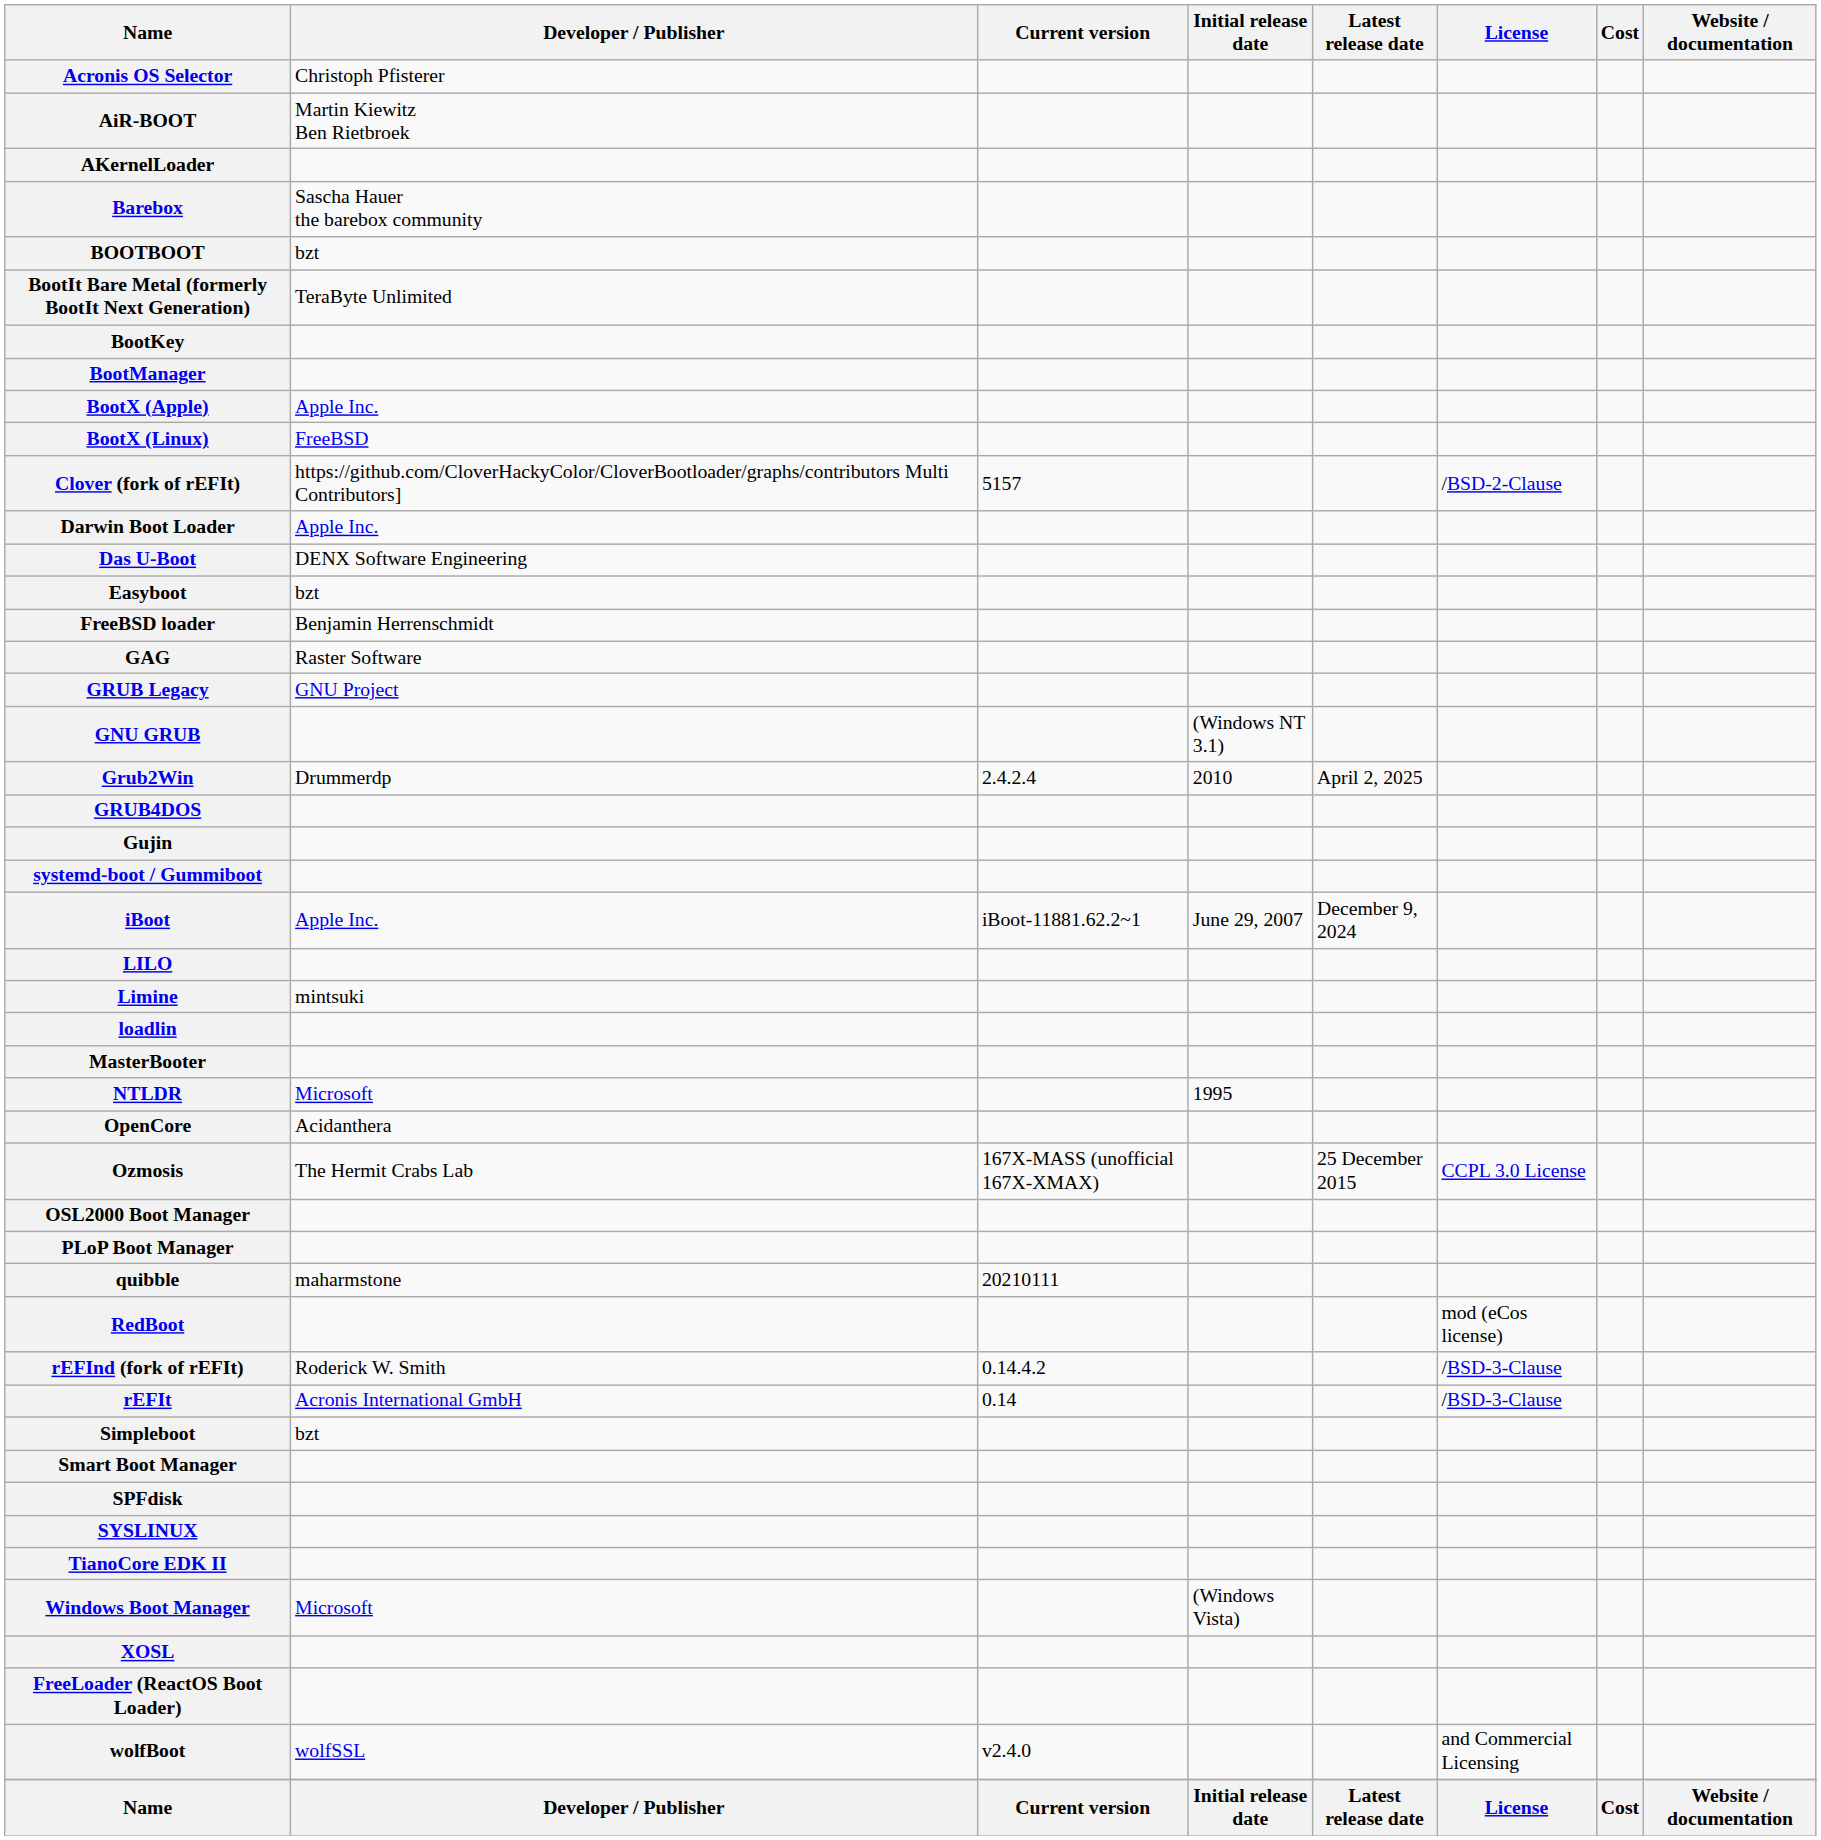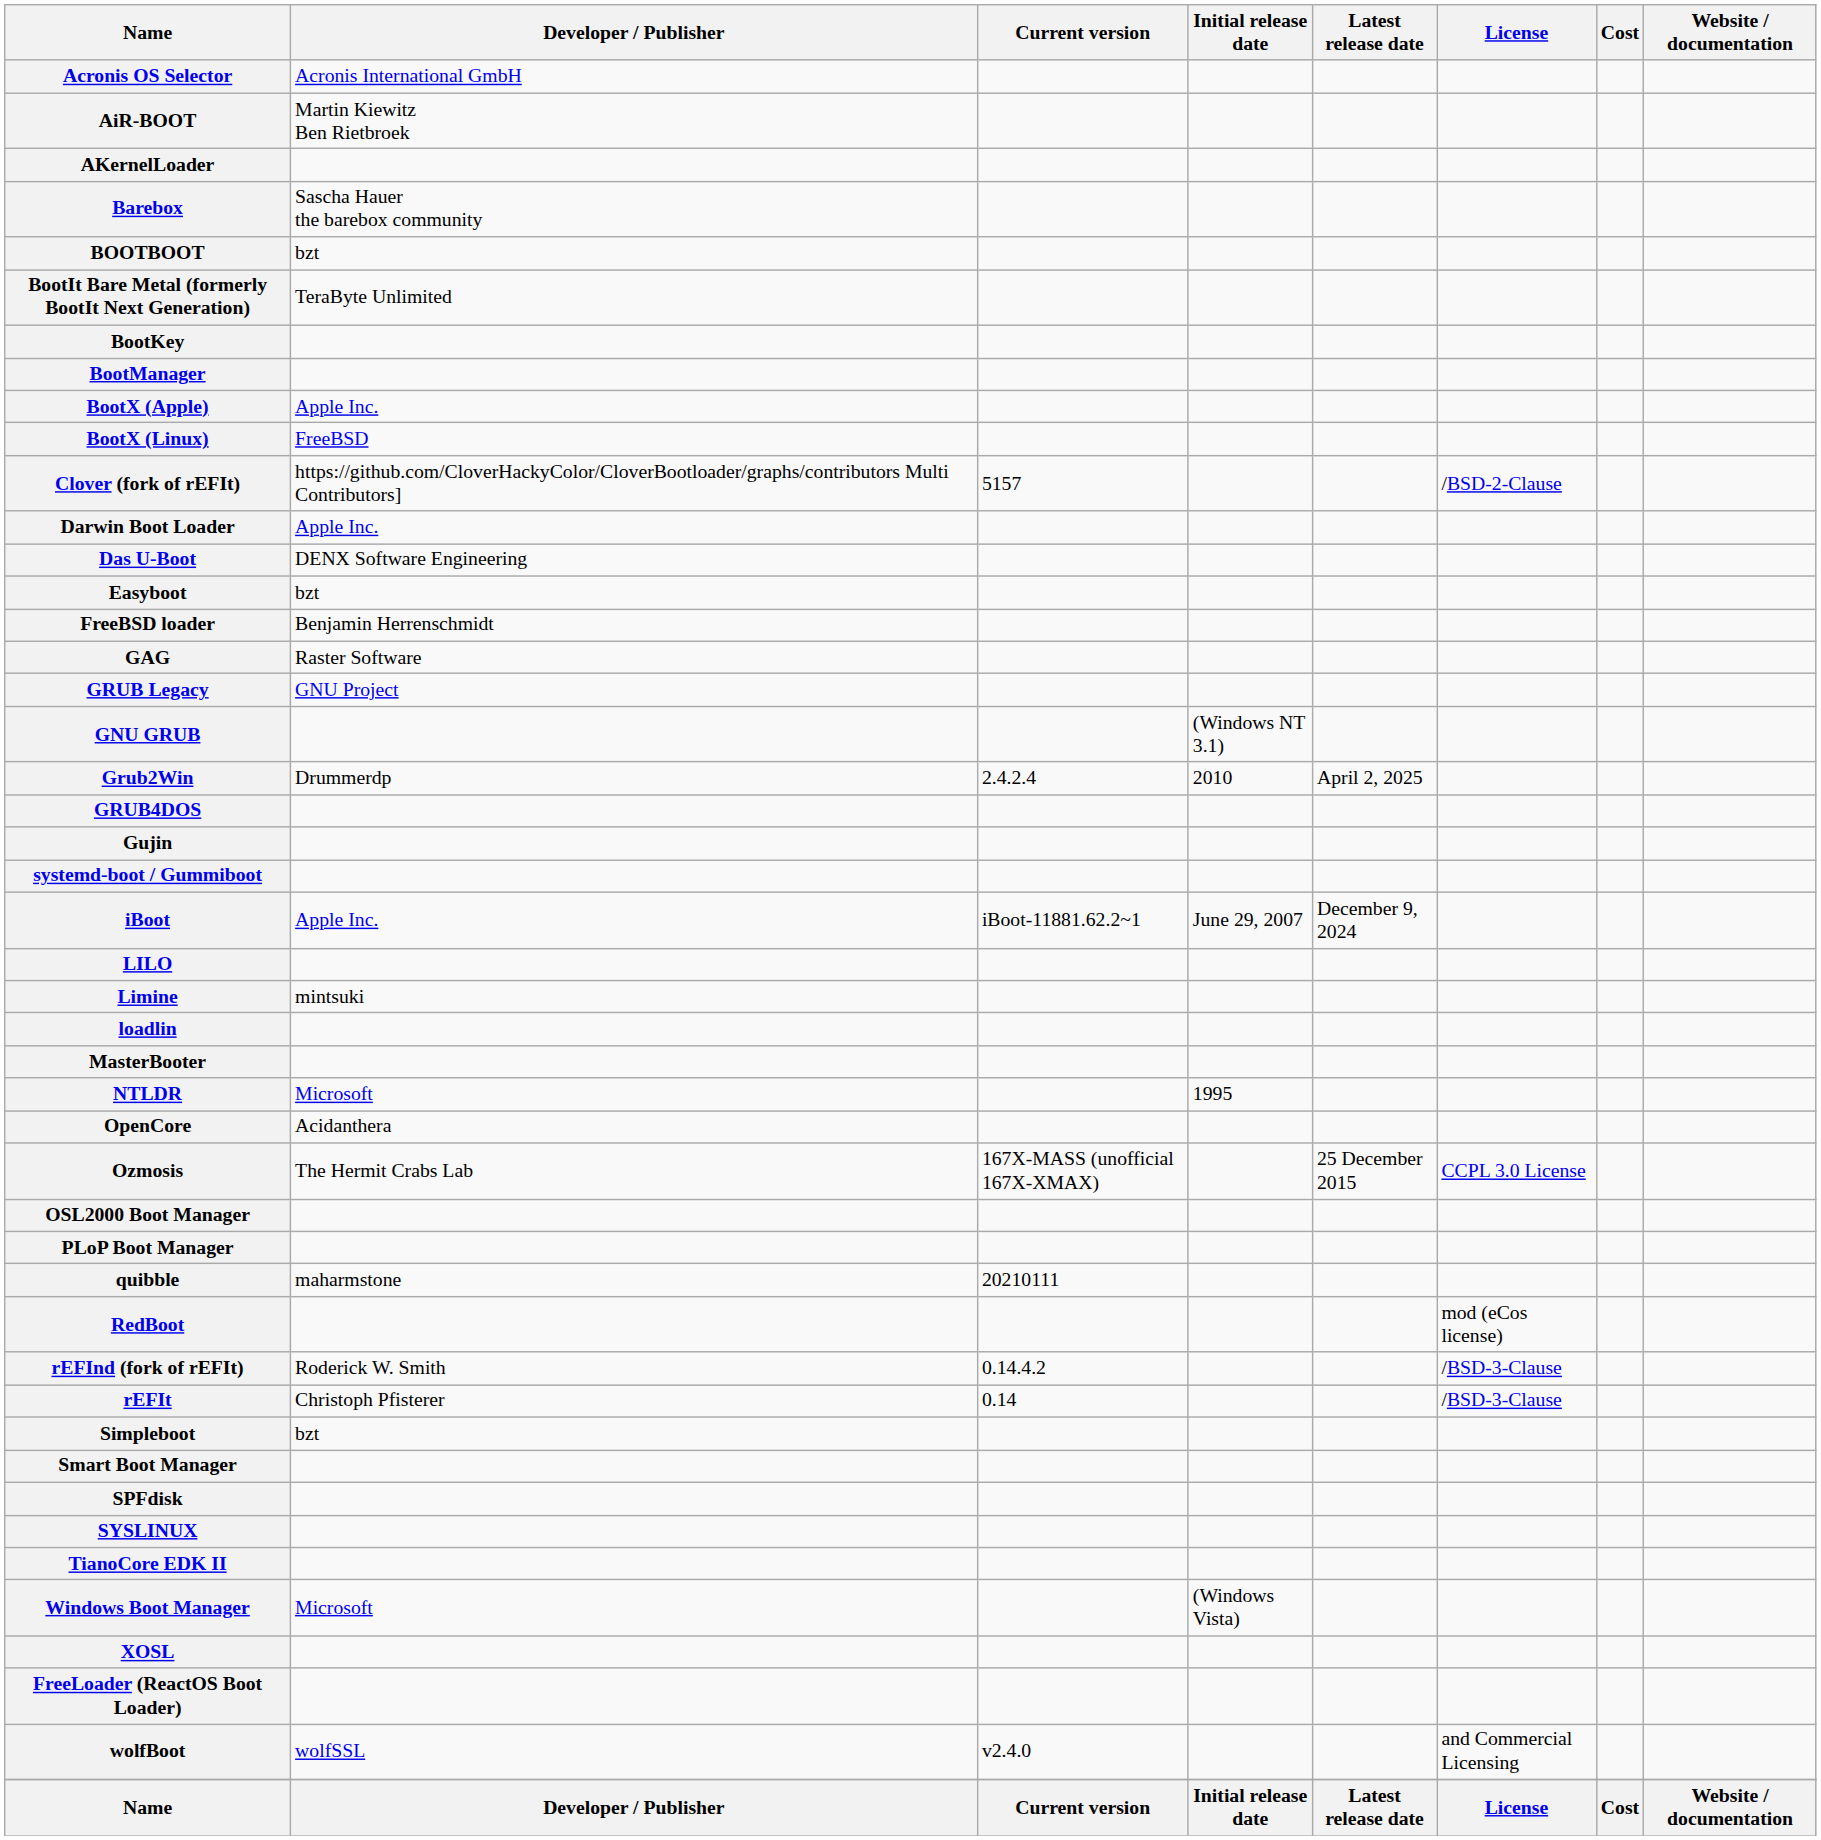(370, 76) Christoph Pfisterer -> (408, 76) Acronis International GmbH
(408, 1400) Acronis International GmbH -> (370, 1400) Christoph Pfisterer
